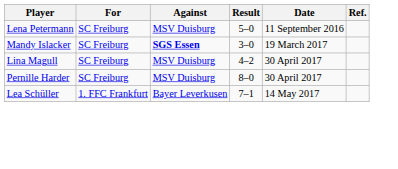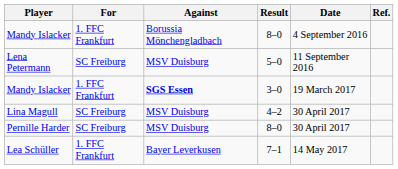+ row: (39, 34)
(103, 45) SC Freiburg -> (95, 90) 1. FFC Frankfurt
